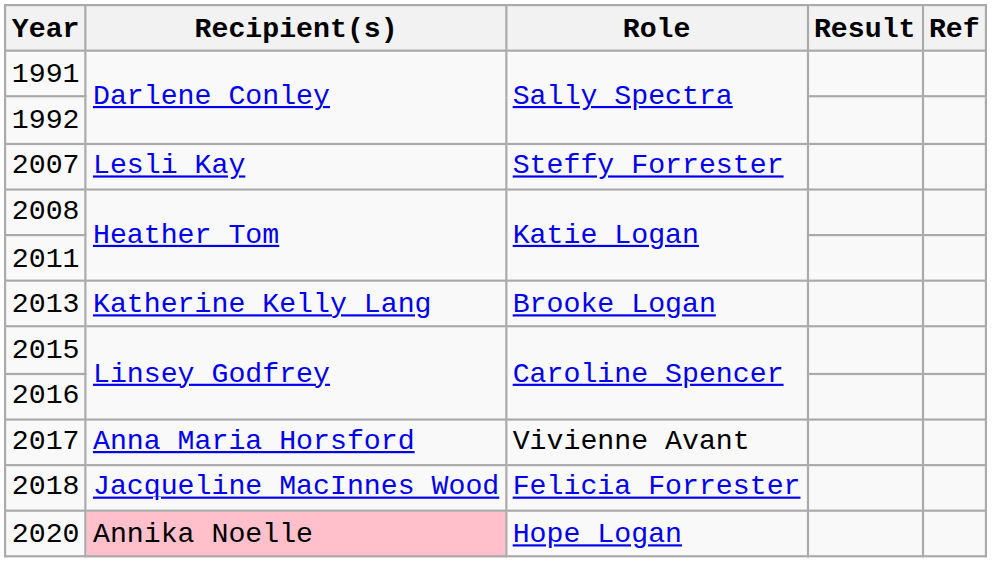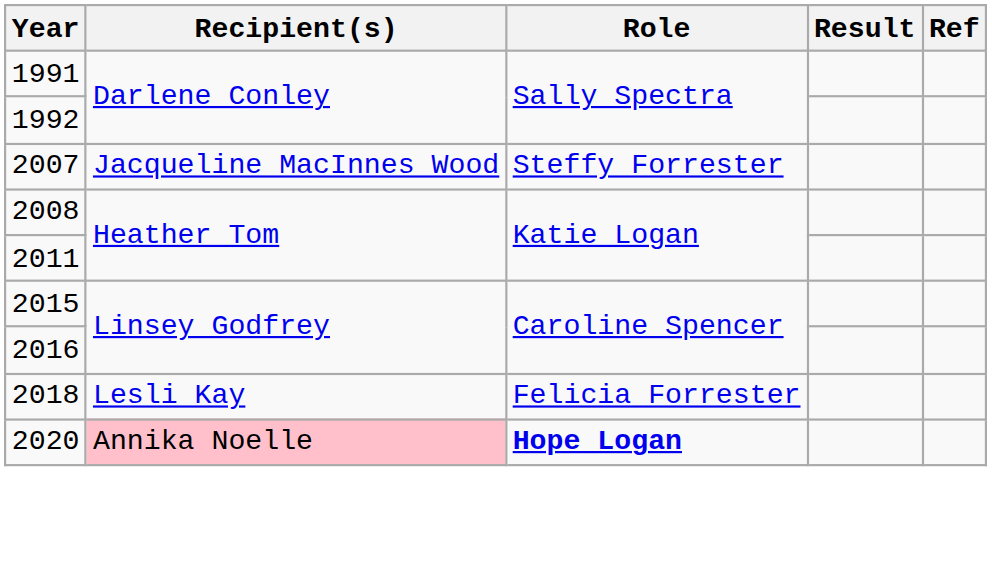(169, 166) Lesli Kay -> (296, 166) Jacqueline MacInnes Wood
- row: (46, 304)
- row: (46, 442)
(296, 488) Jacqueline MacInnes Wood -> (169, 396) Lesli Kay
(597, 534) normal -> (597, 442) bold
